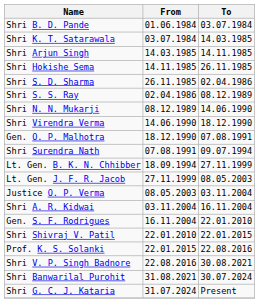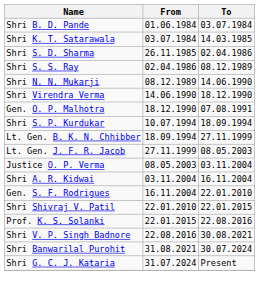- row: (48, 53)
- row: (50, 67)
- row: (53, 151)
+ row: (55, 123)
